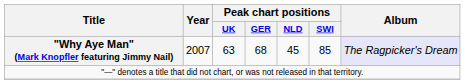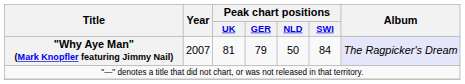(229, 51) 63 -> (229, 51) 81
(261, 51) 68 -> (261, 51) 79
(293, 51) 45 -> (293, 51) 50
(325, 51) 85 -> (325, 51) 84
